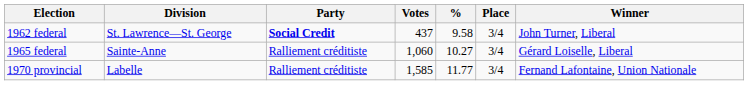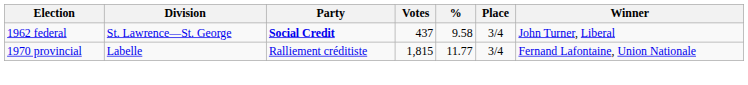- row: (37, 51)
(420, 70) 1,585 -> (420, 51) 1,815
